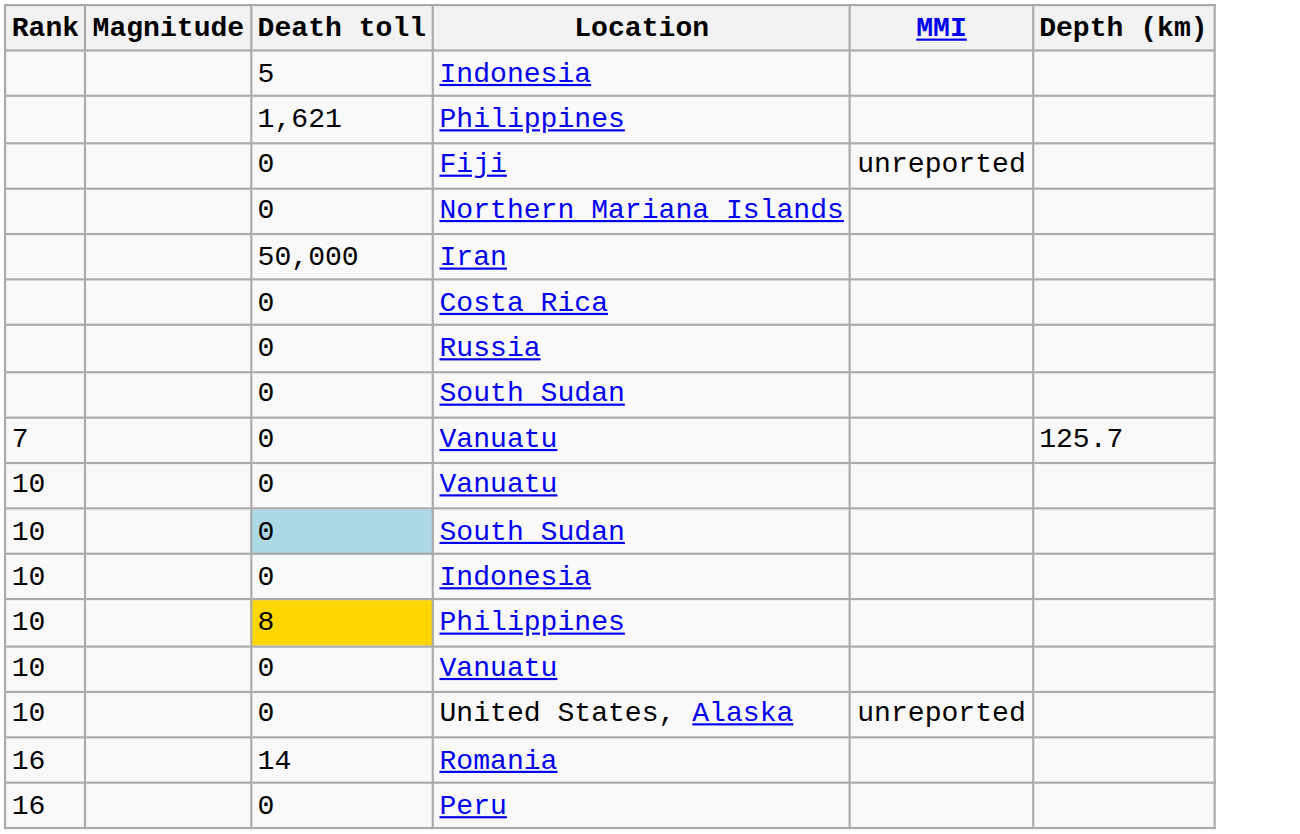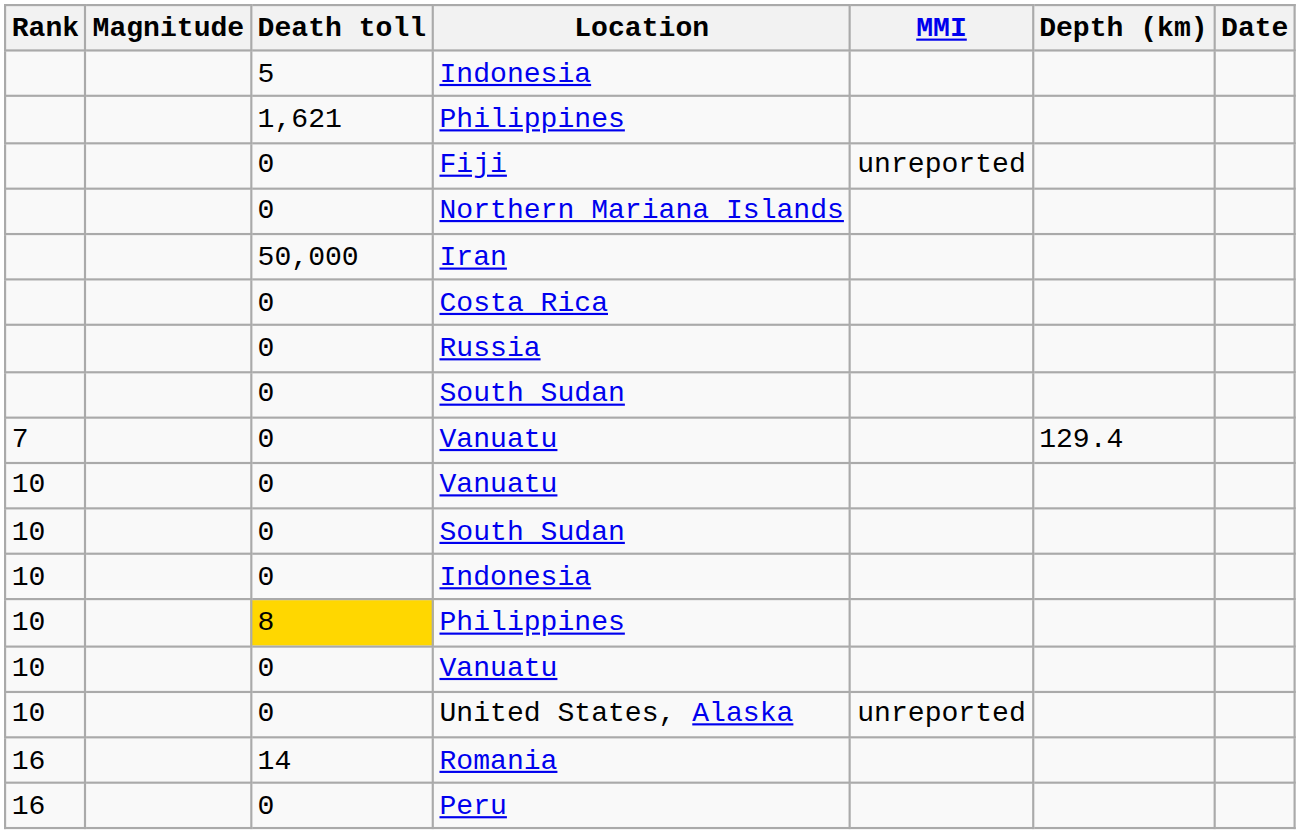+ column: (1255, 28)
(1081, 440) 125.7 -> (1081, 440) 129.4
(266, 531) lightblue background -> (266, 531) no background
